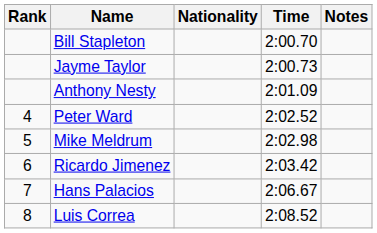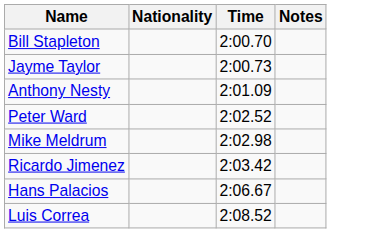- column: (27, 16)
